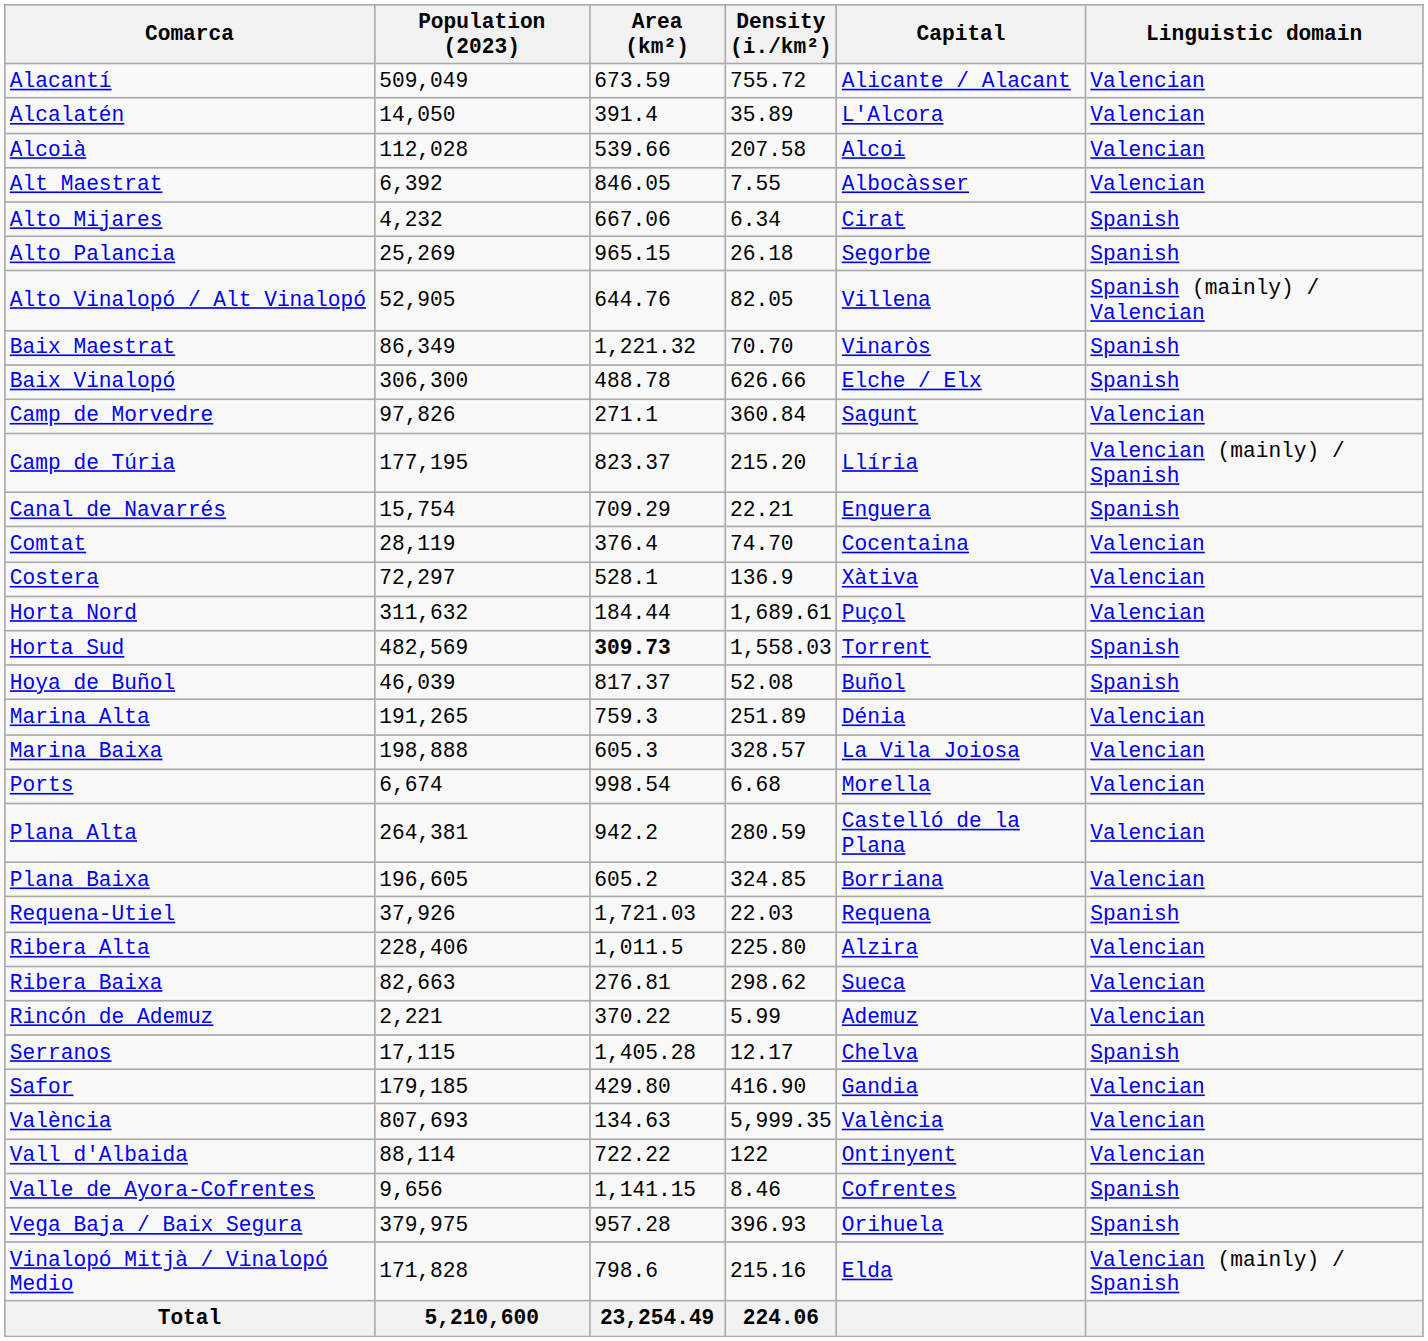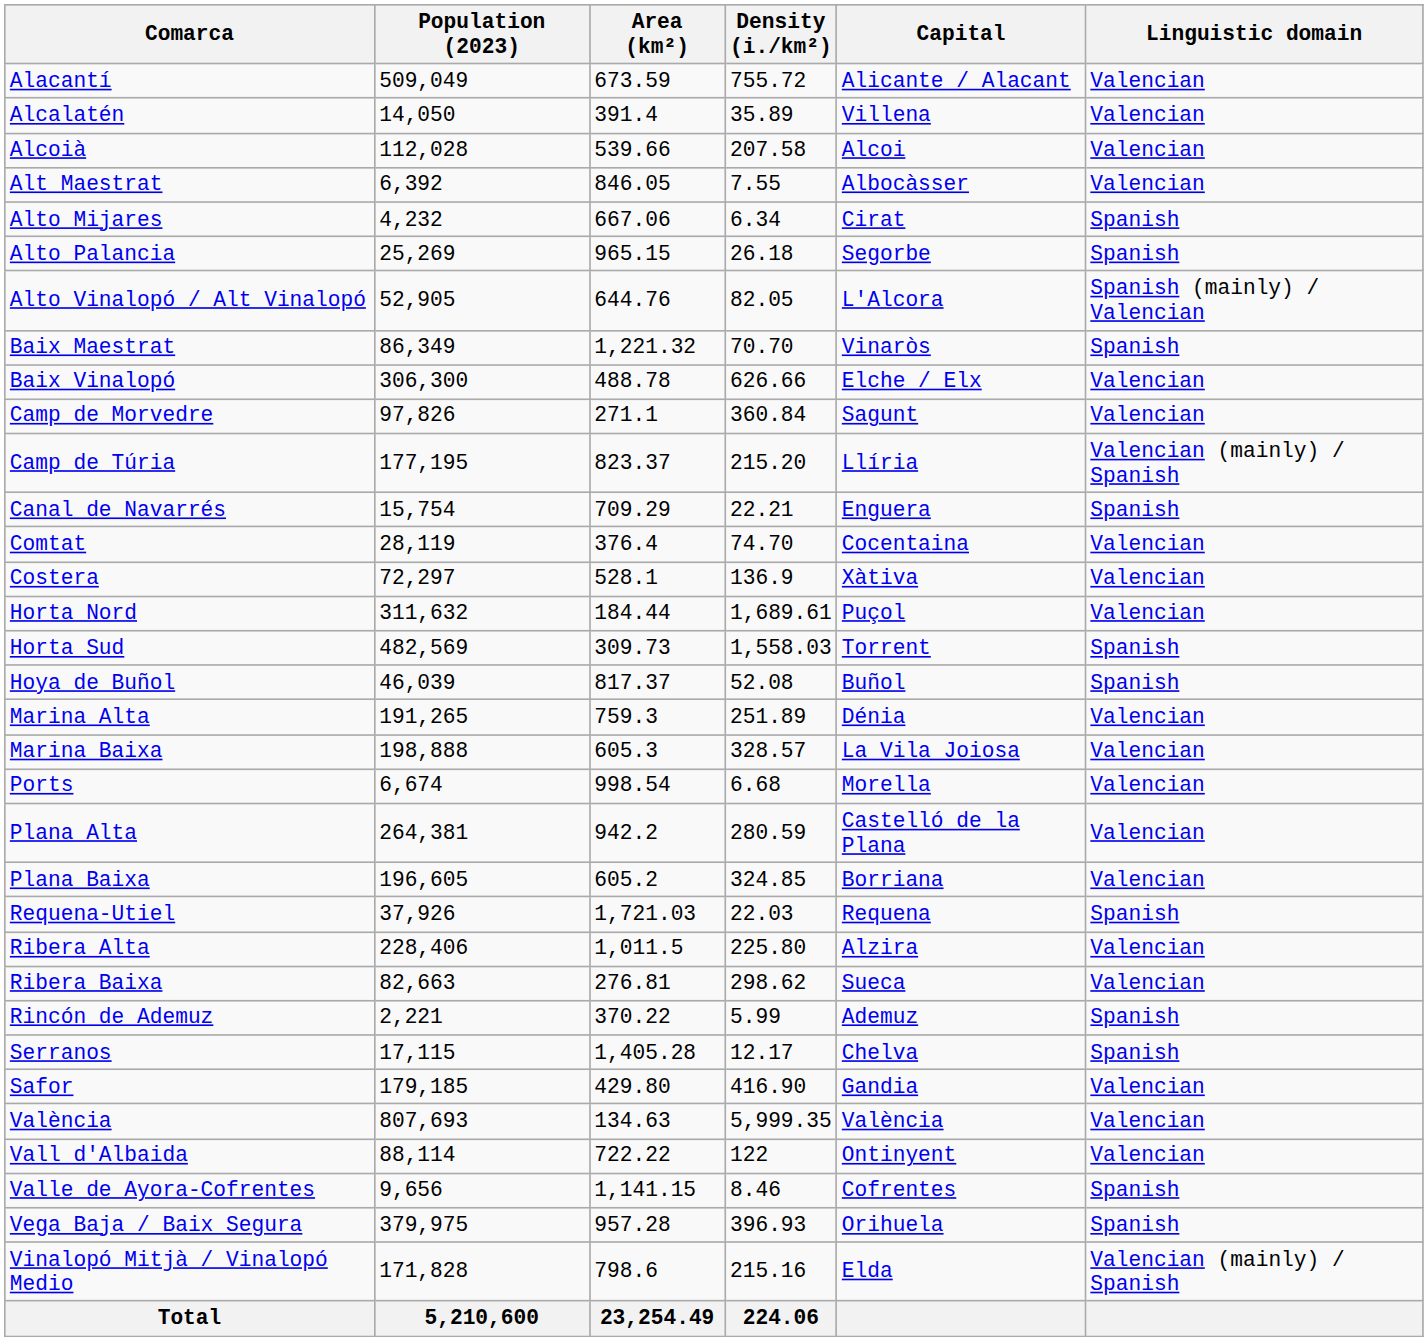(893, 116) L'Alcora -> (886, 116) Villena
(886, 301) Villena -> (893, 301) L'Alcora
(1135, 382) Spanish -> (1148, 382) Valencian
(632, 648) bold -> (632, 648) normal
(1148, 1018) Valencian -> (1135, 1018) Spanish
